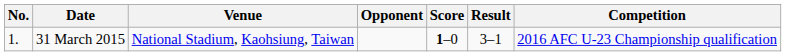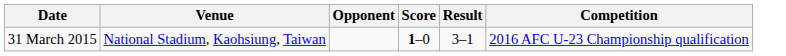- column: (19, 16)
